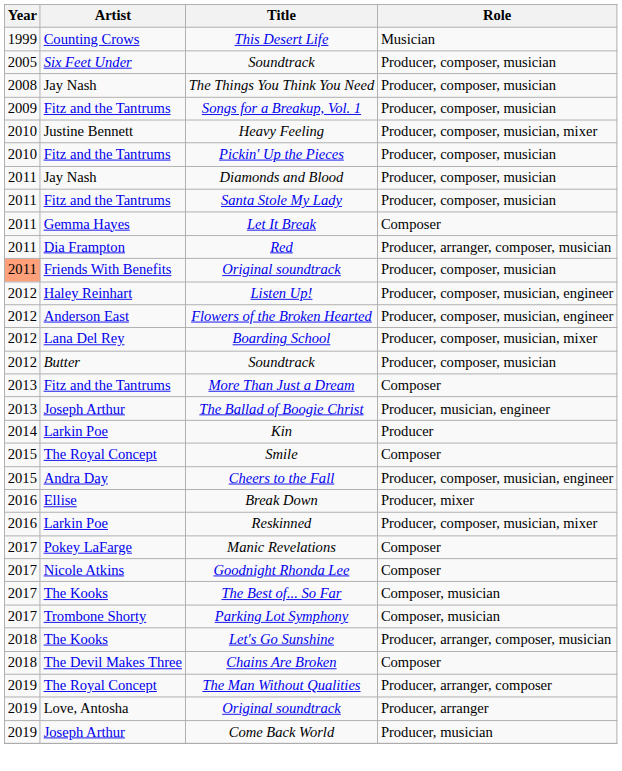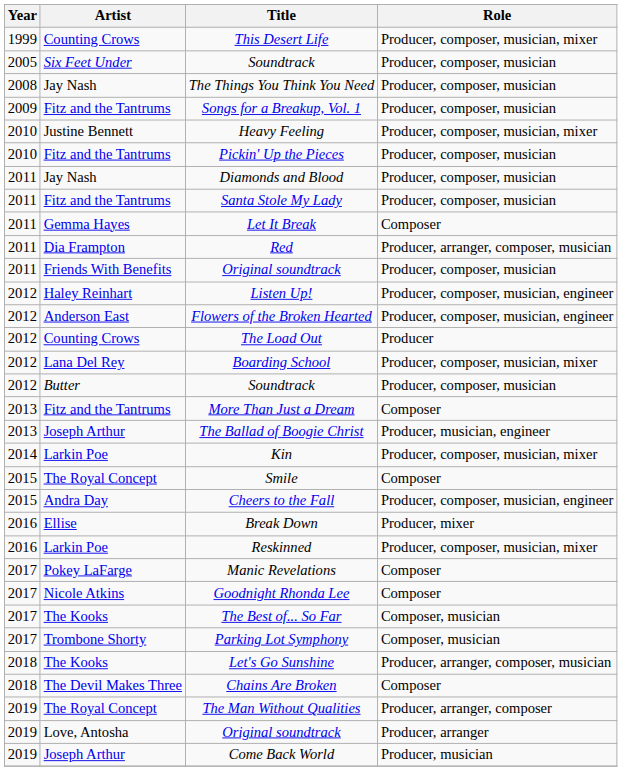(408, 39) Musician -> (489, 39) Producer, composer, musician, mixer
(22, 270) lightsalmon background -> (22, 270) no background
+ row: (92, 339)
(407, 431) Producer -> (489, 454) Producer, composer, musician, mixer
